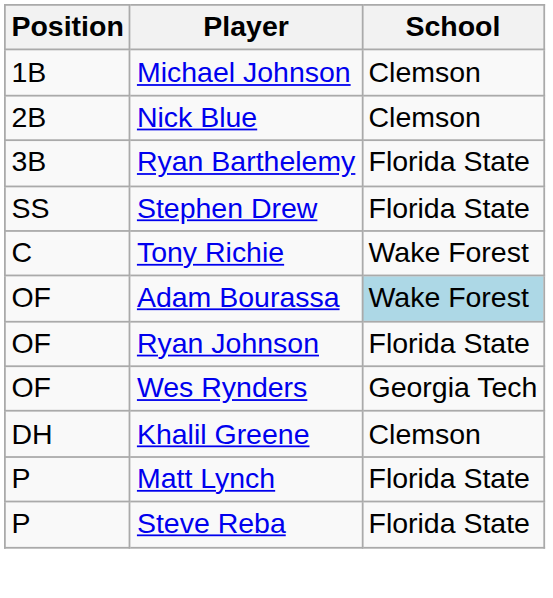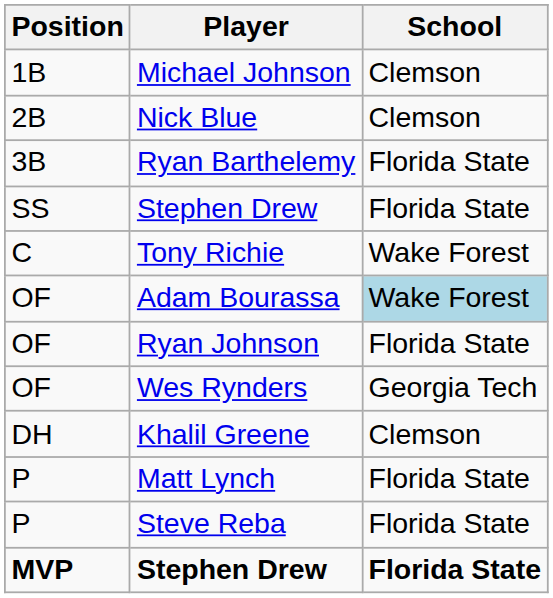+ row: (42, 569)
